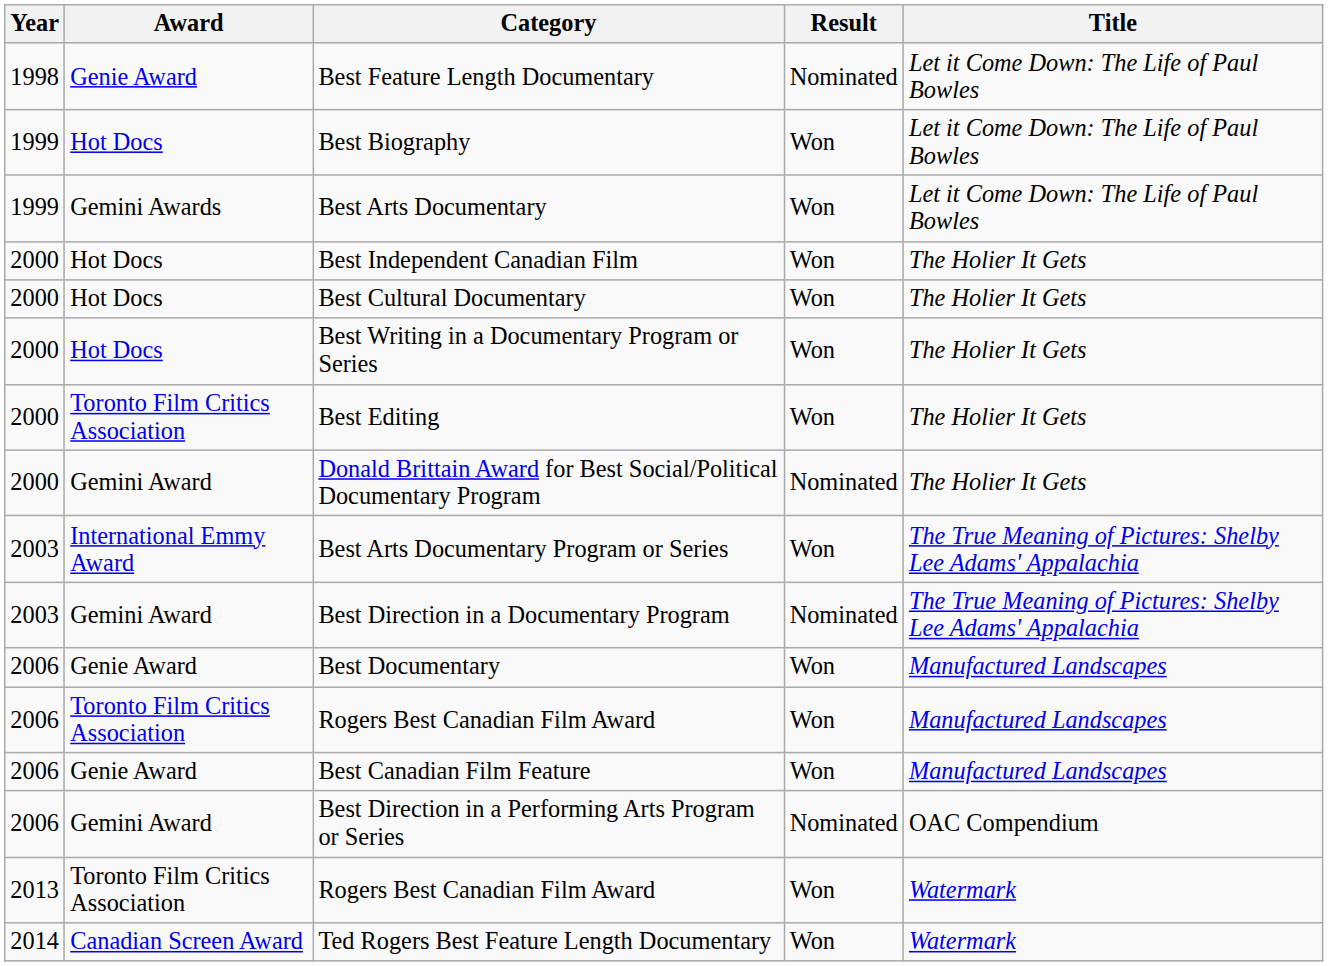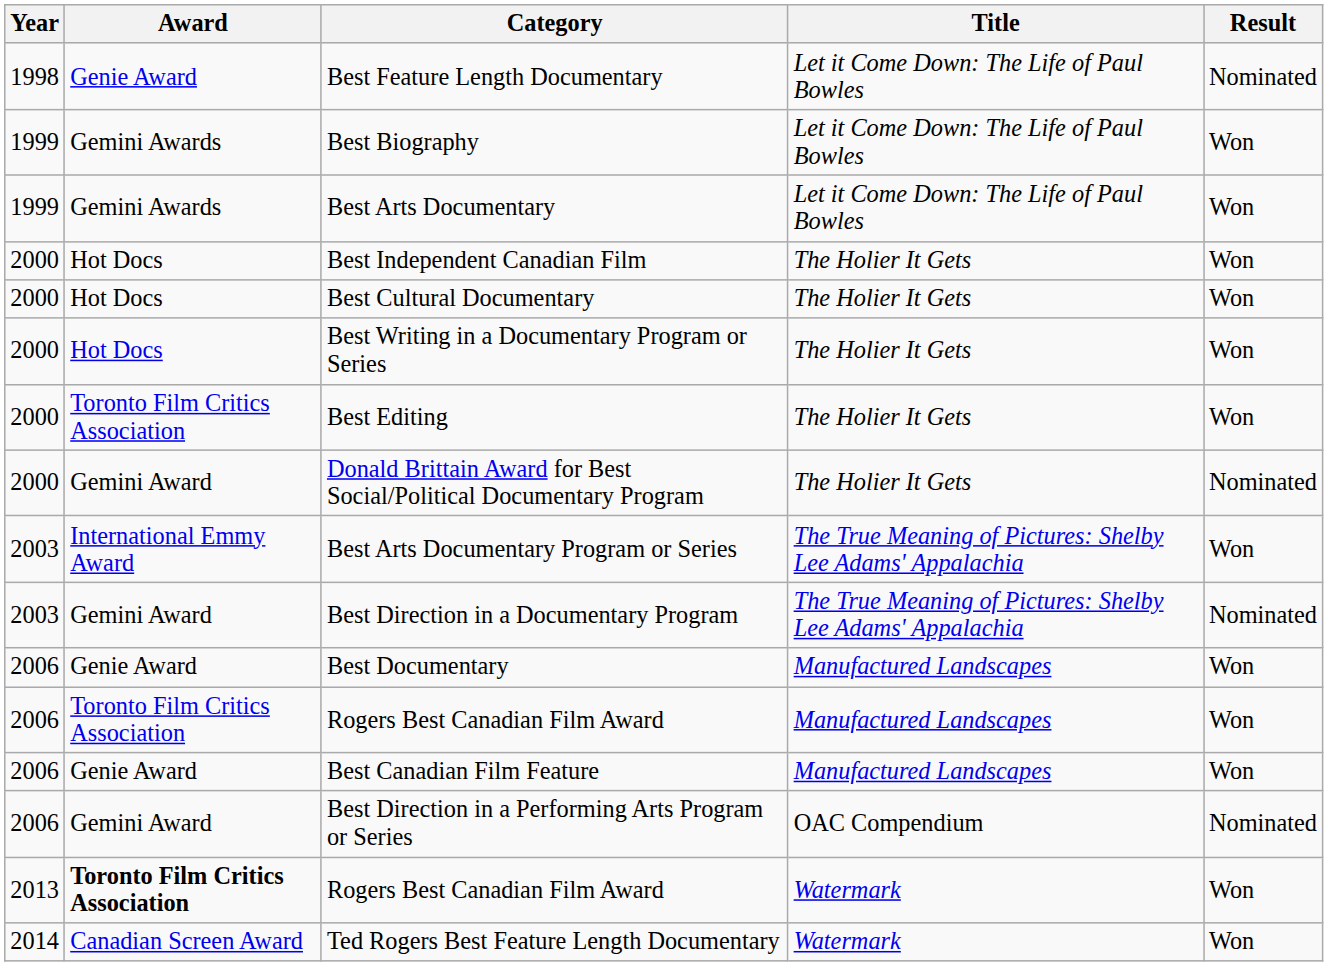columns swapped: (1113, 23) <-> (844, 23)
(116, 141) Hot Docs -> (146, 141) Gemini Awards
(170, 889) normal -> (177, 889) bold
